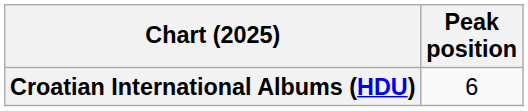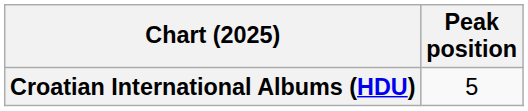(472, 86) 6 -> (472, 86) 5
